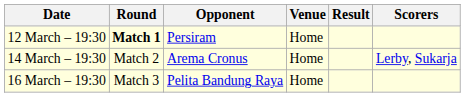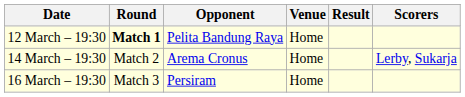(191, 37) Persiram -> (225, 37) Pelita Bandung Raya
(225, 80) Pelita Bandung Raya -> (191, 80) Persiram
